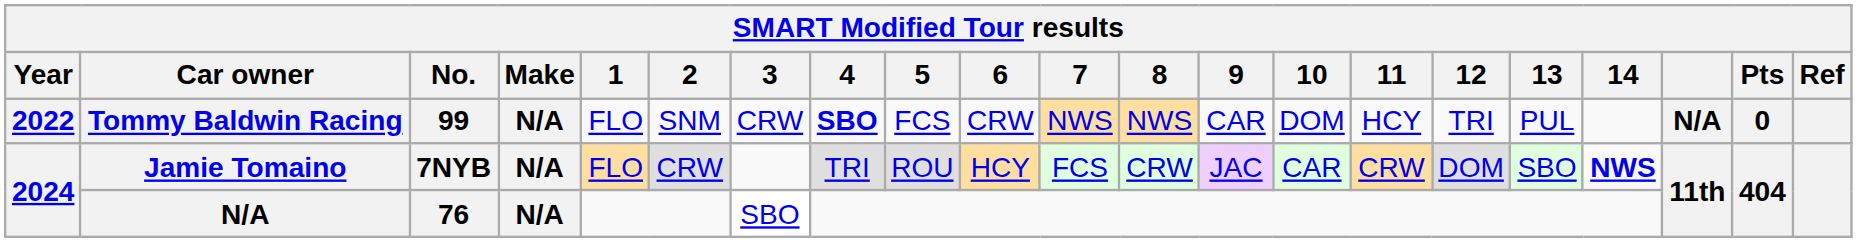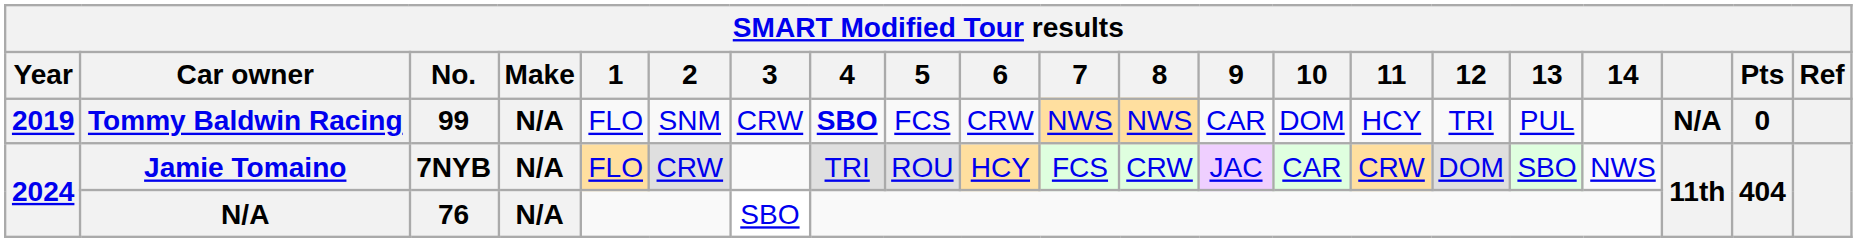(43, 121) 2022 -> (43, 121) 2019
(1623, 167) bold -> (1623, 167) normal
